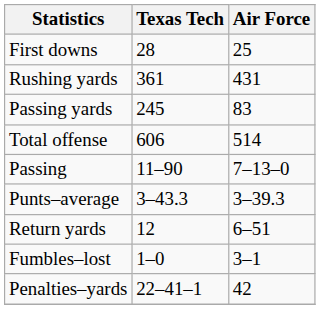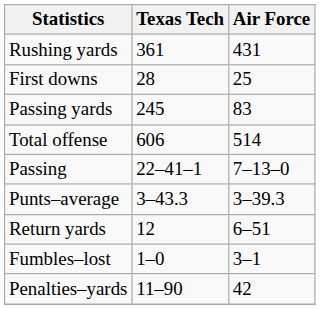rows swapped: (53, 49) <-> (63, 79)
(159, 169) 11–90 -> (169, 169) 22–41–1
(169, 288) 22–41–1 -> (159, 288) 11–90
